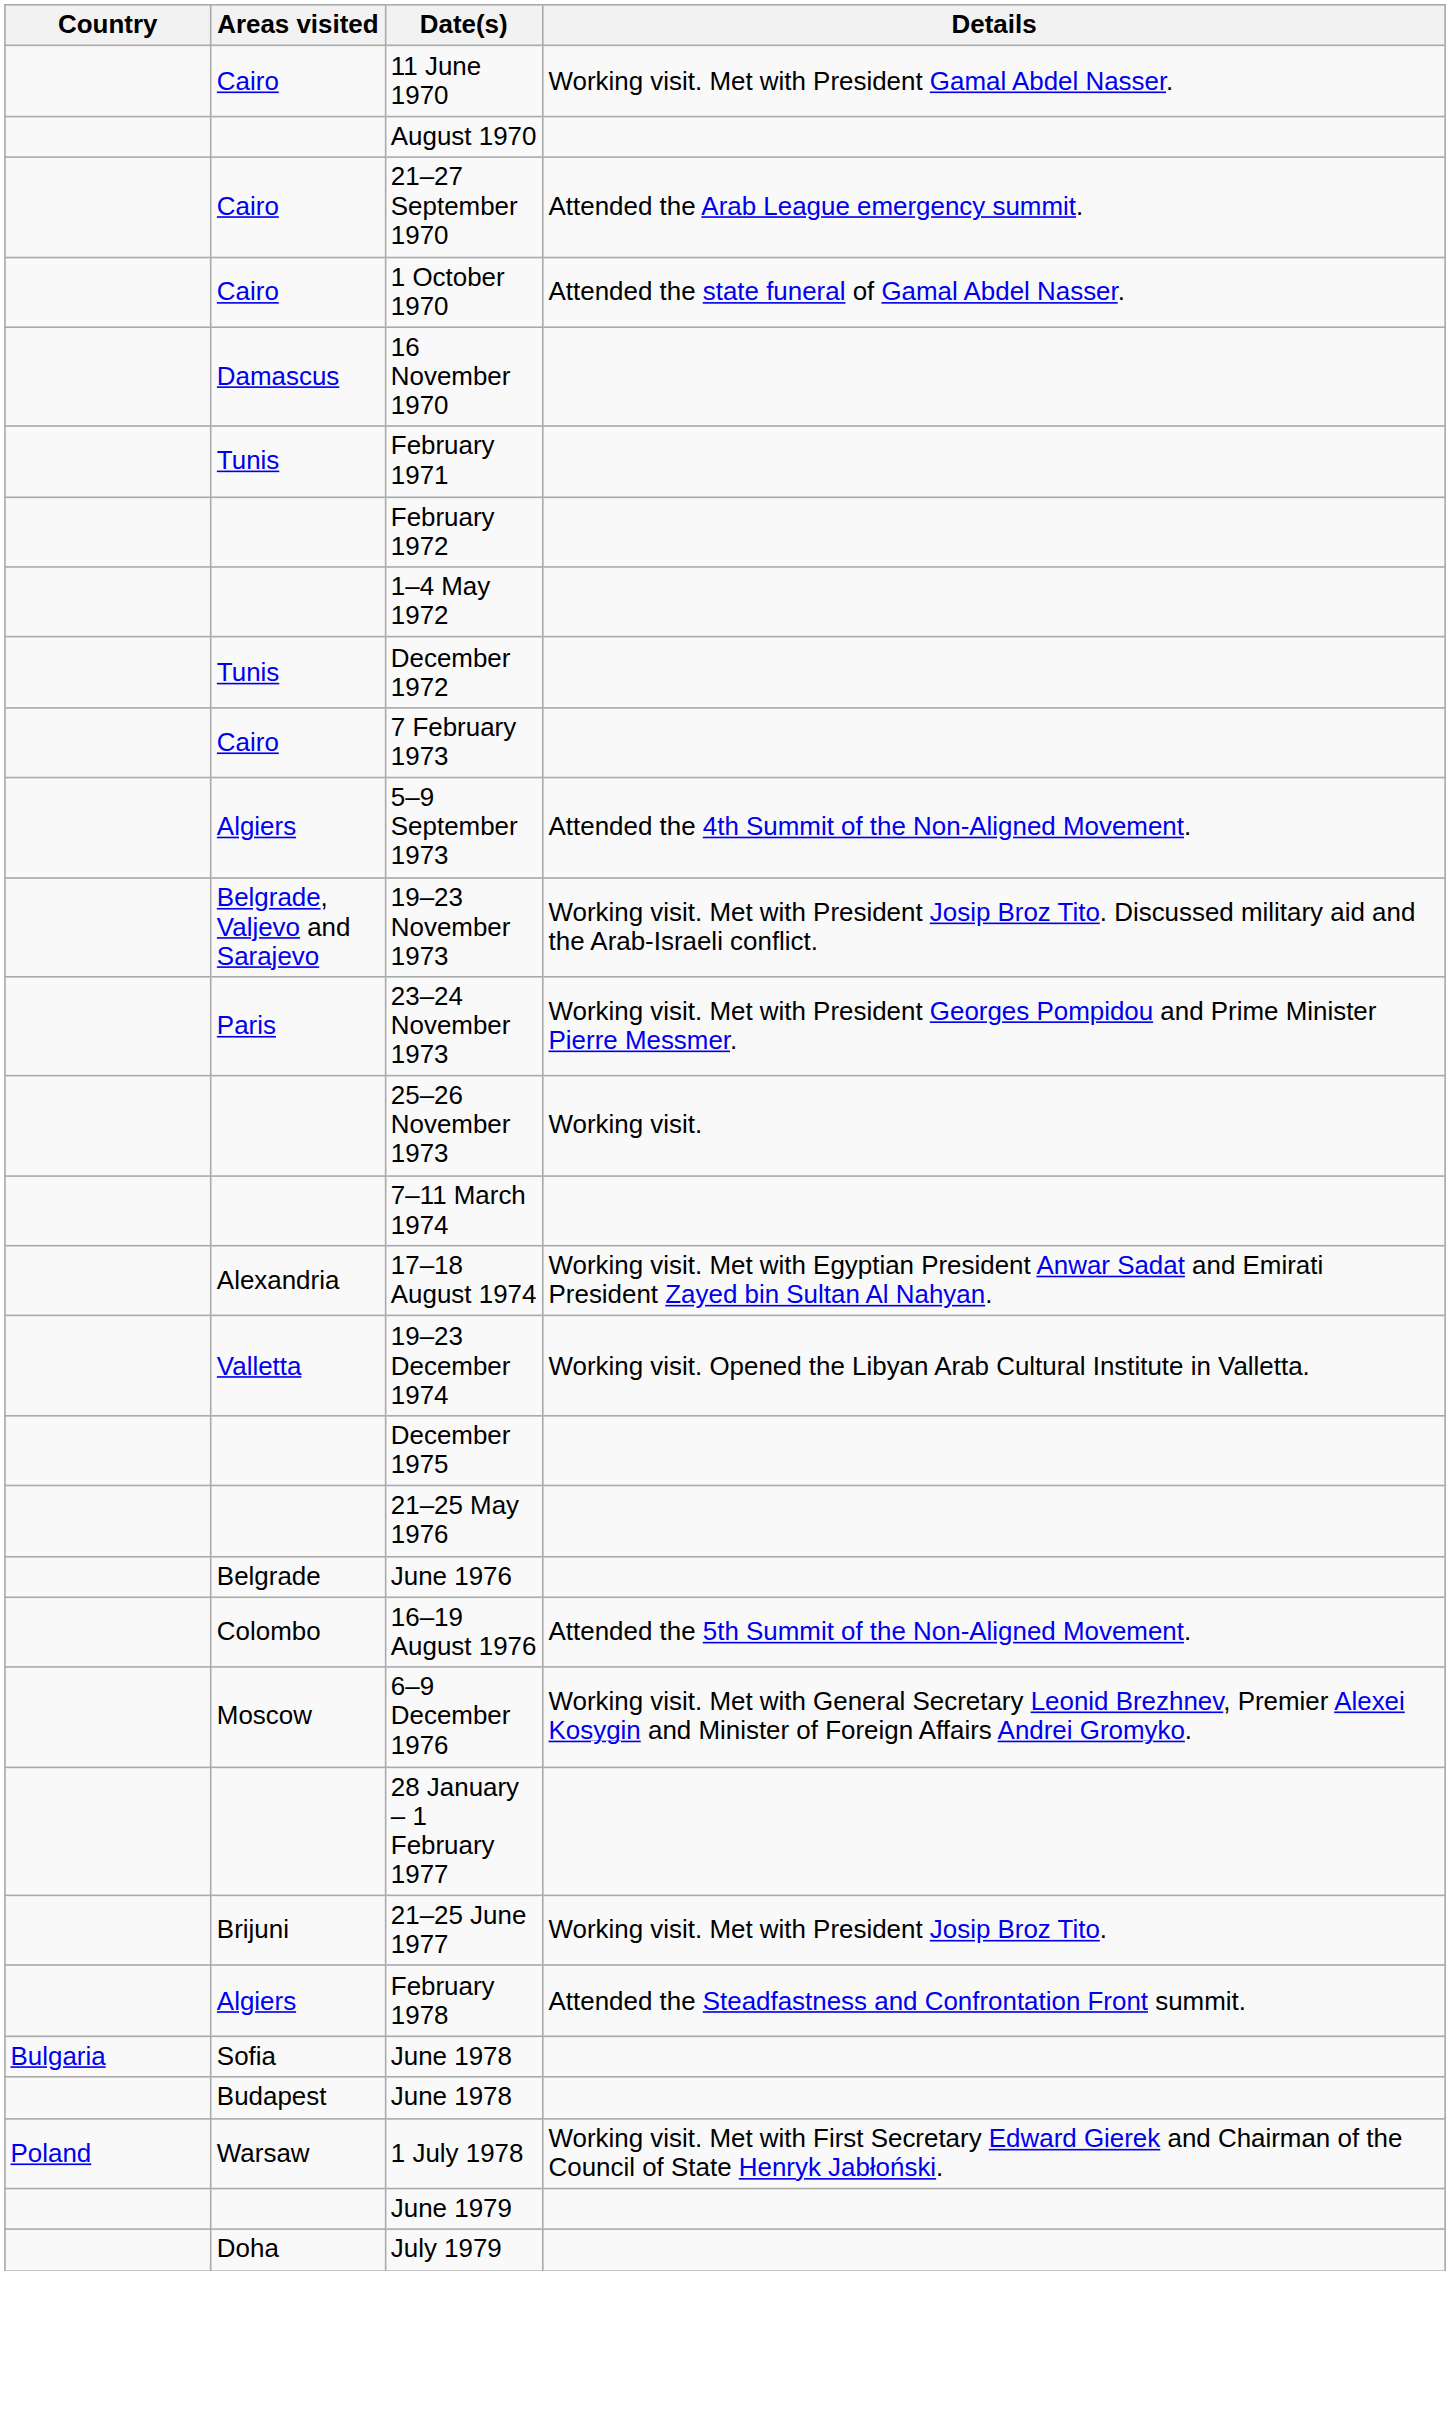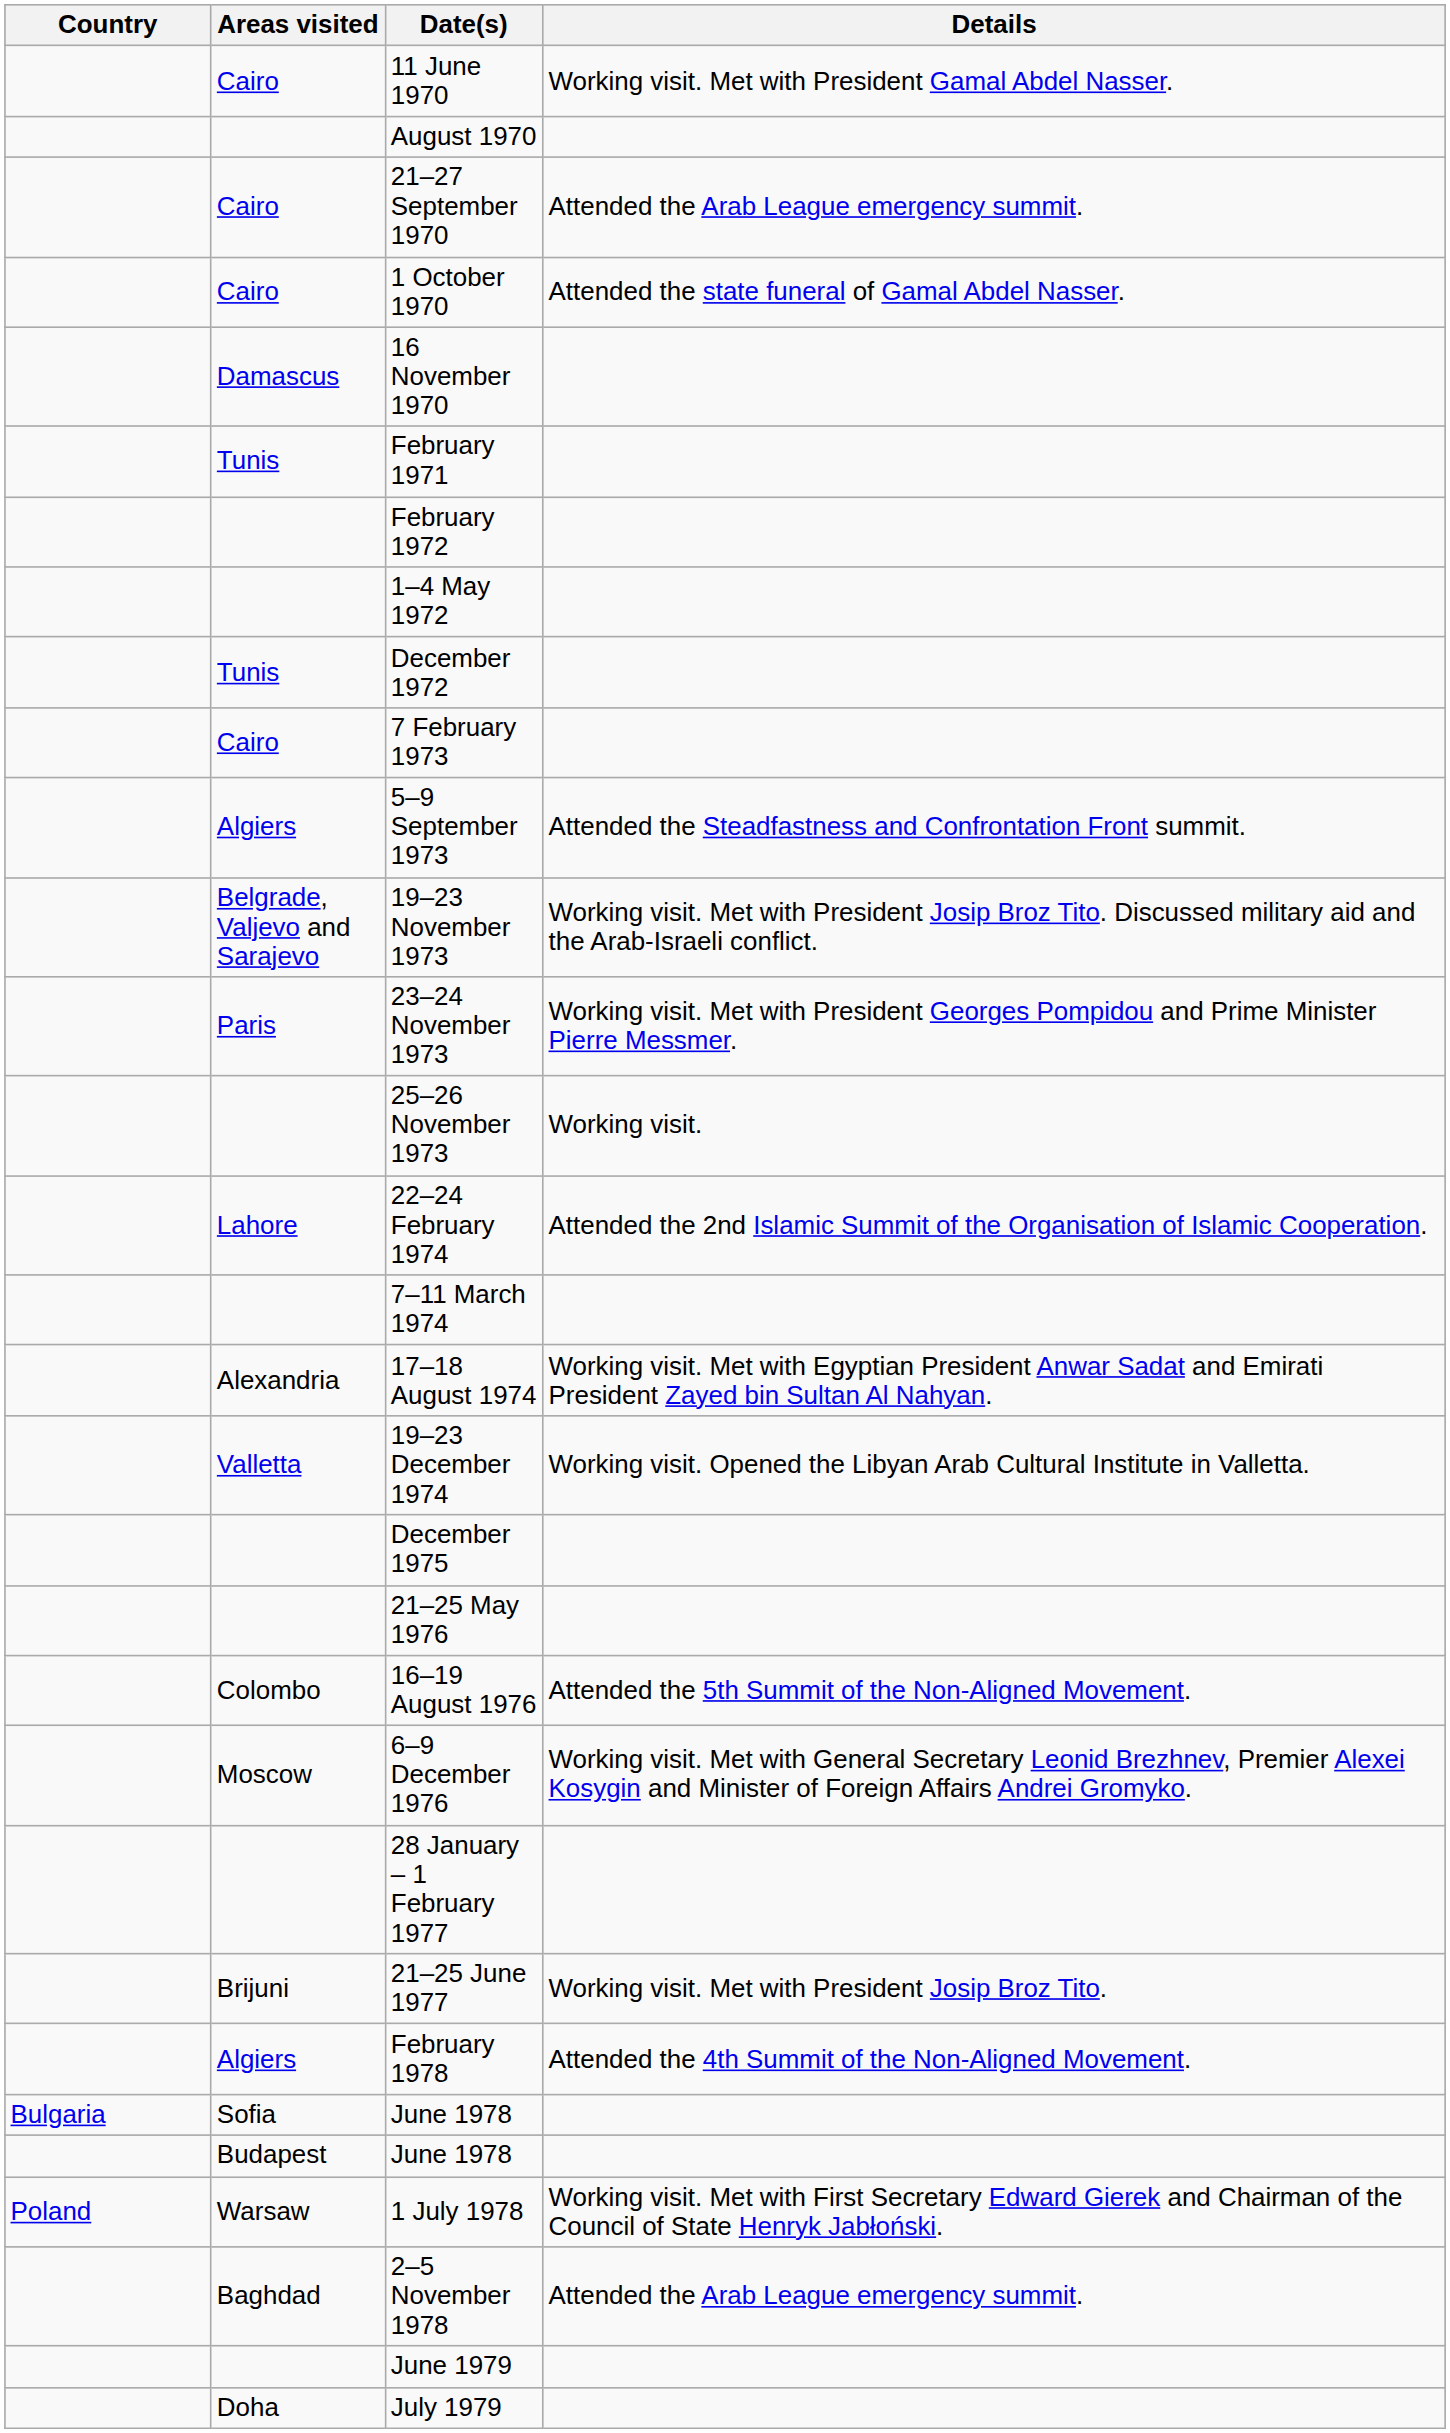(870, 827) Attended the 4th Summit of the Non-Aligned Movement. -> (897, 827) Attended the Steadfastness and Confrontation Front summit.
+ row: (257, 1224)
- row: (269, 1576)
(897, 2000) Attended the Steadfastness and Confrontation Front summit. -> (870, 2058) Attended the 4th Summit of the Non-Aligned Movement.
+ row: (269, 2296)
